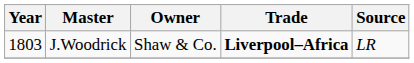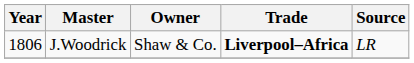(25, 44) 1803 -> (25, 44) 1806
